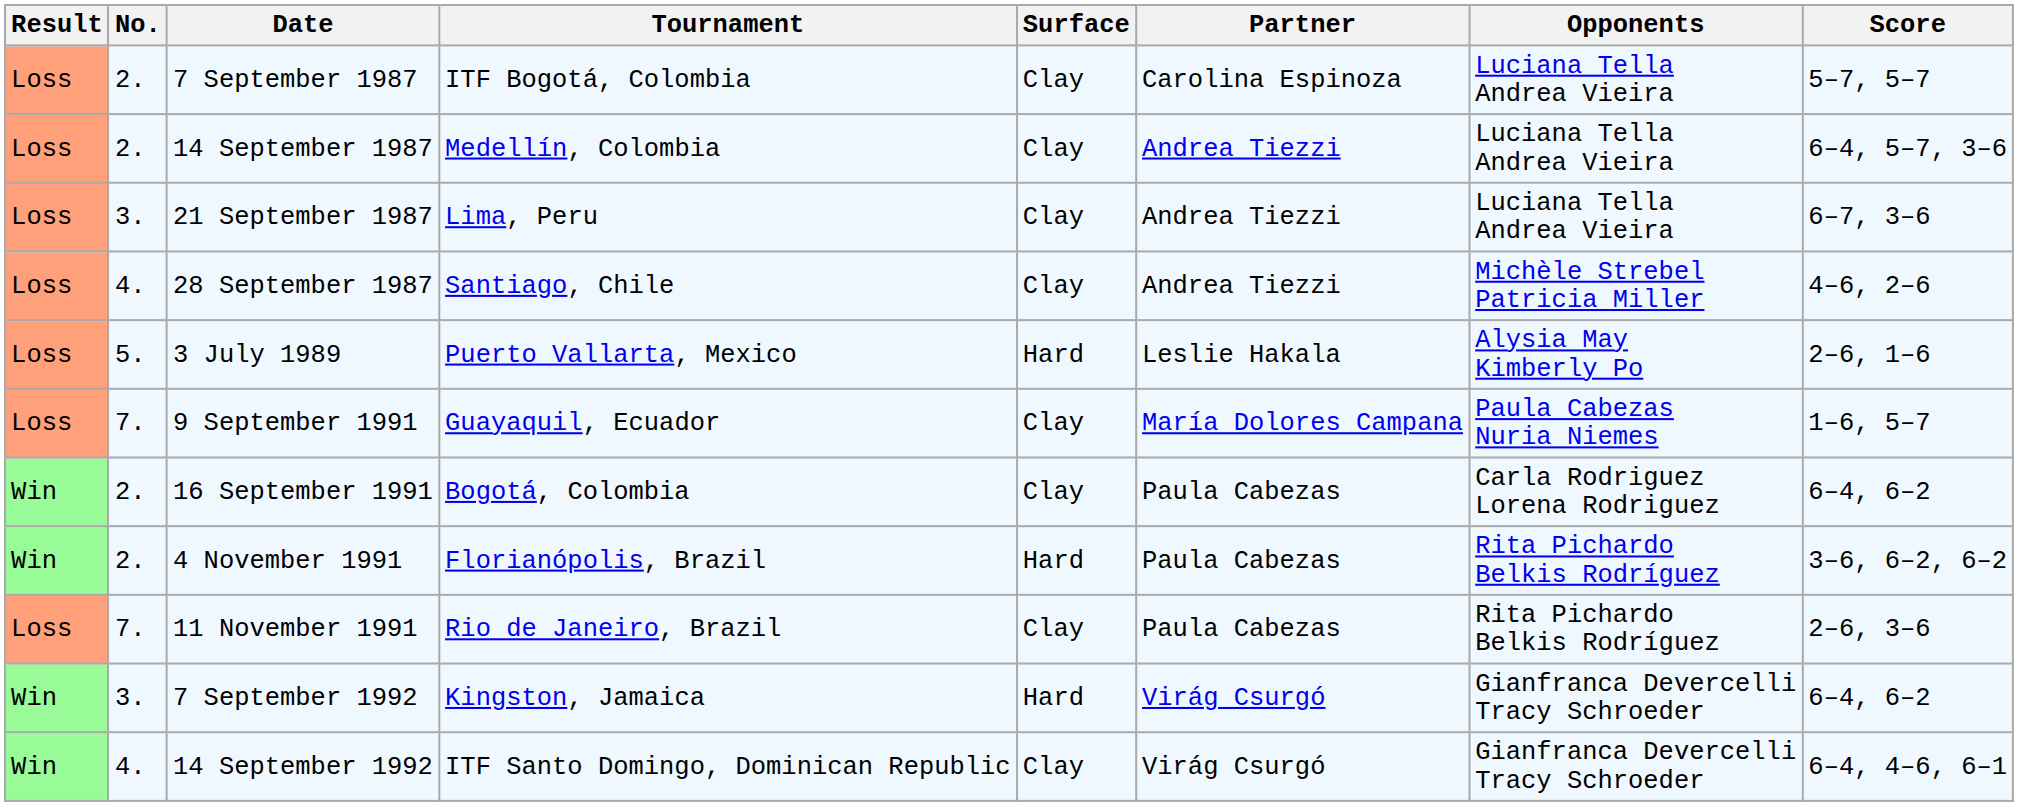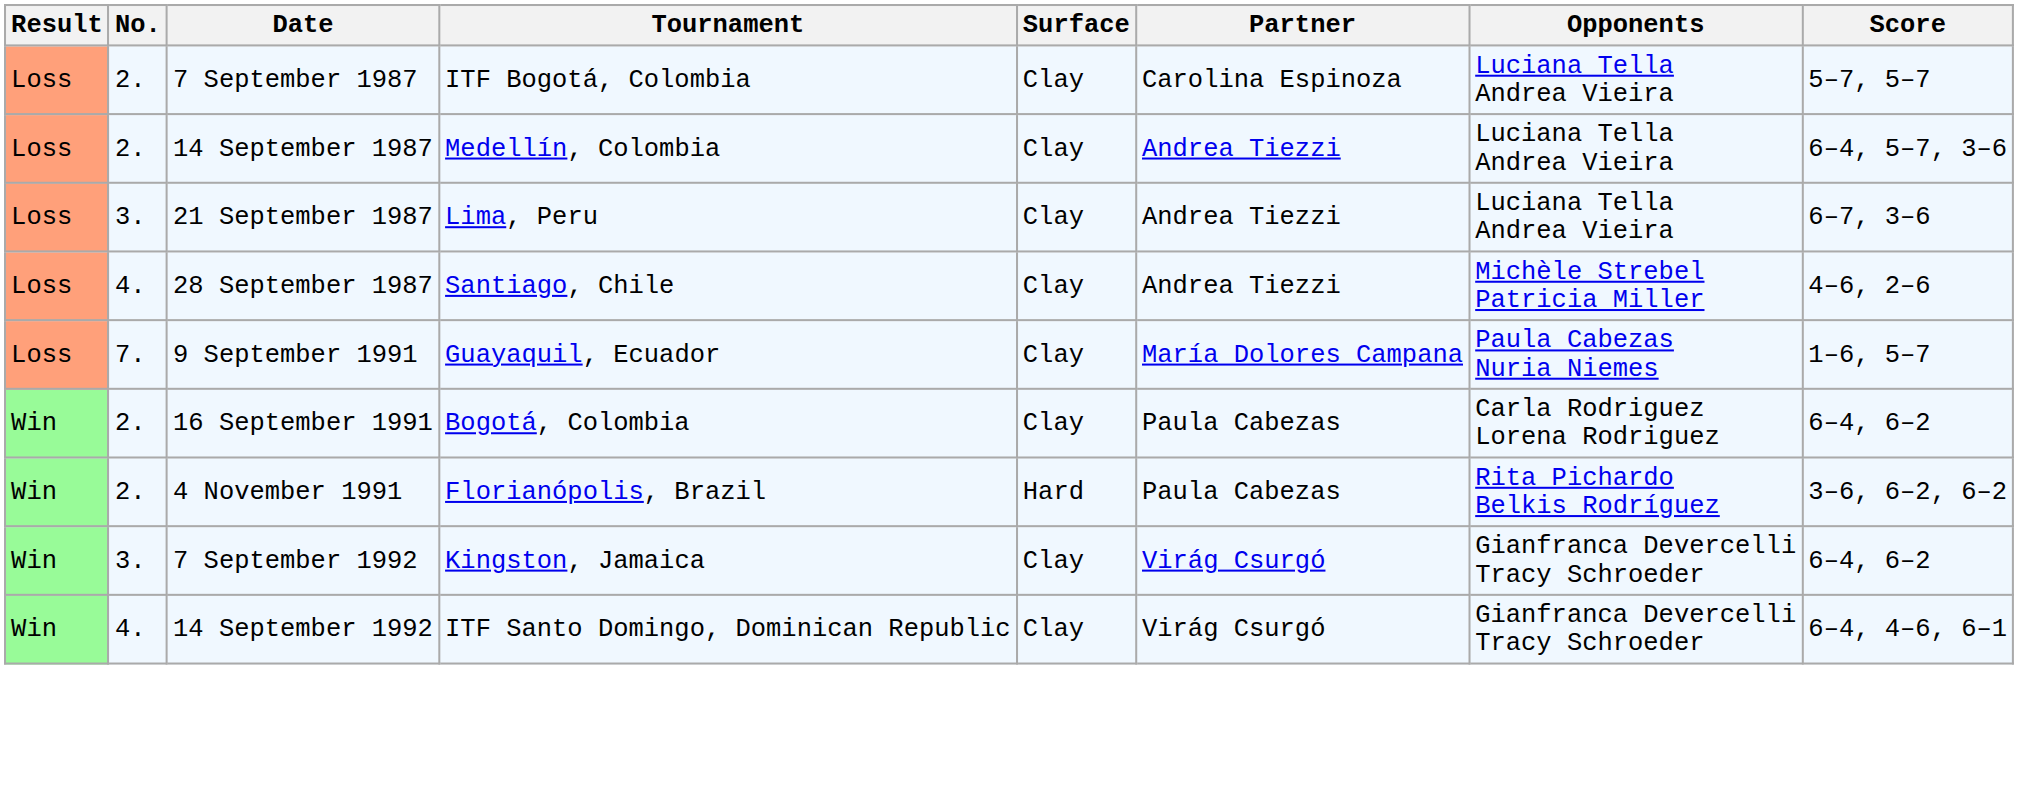- row: (257, 354)
- row: (295, 629)
(1053, 698) Hard -> (1053, 561) Clay
